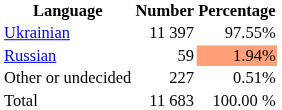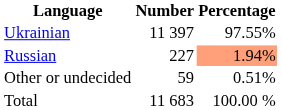(186, 55) 59 -> (182, 55) 227
(182, 78) 227 -> (186, 78) 59
